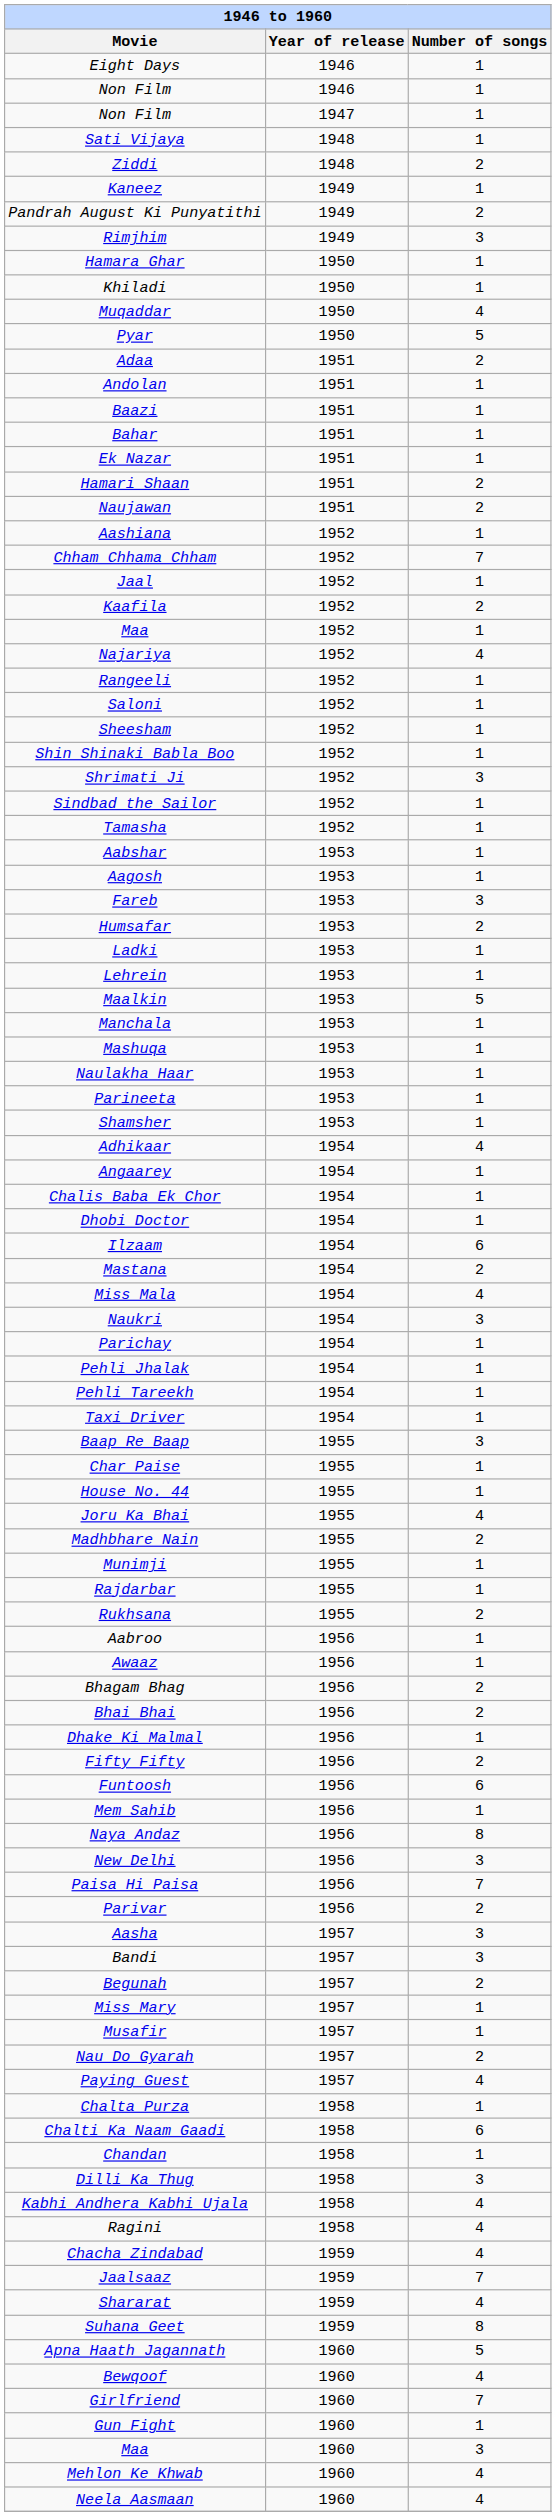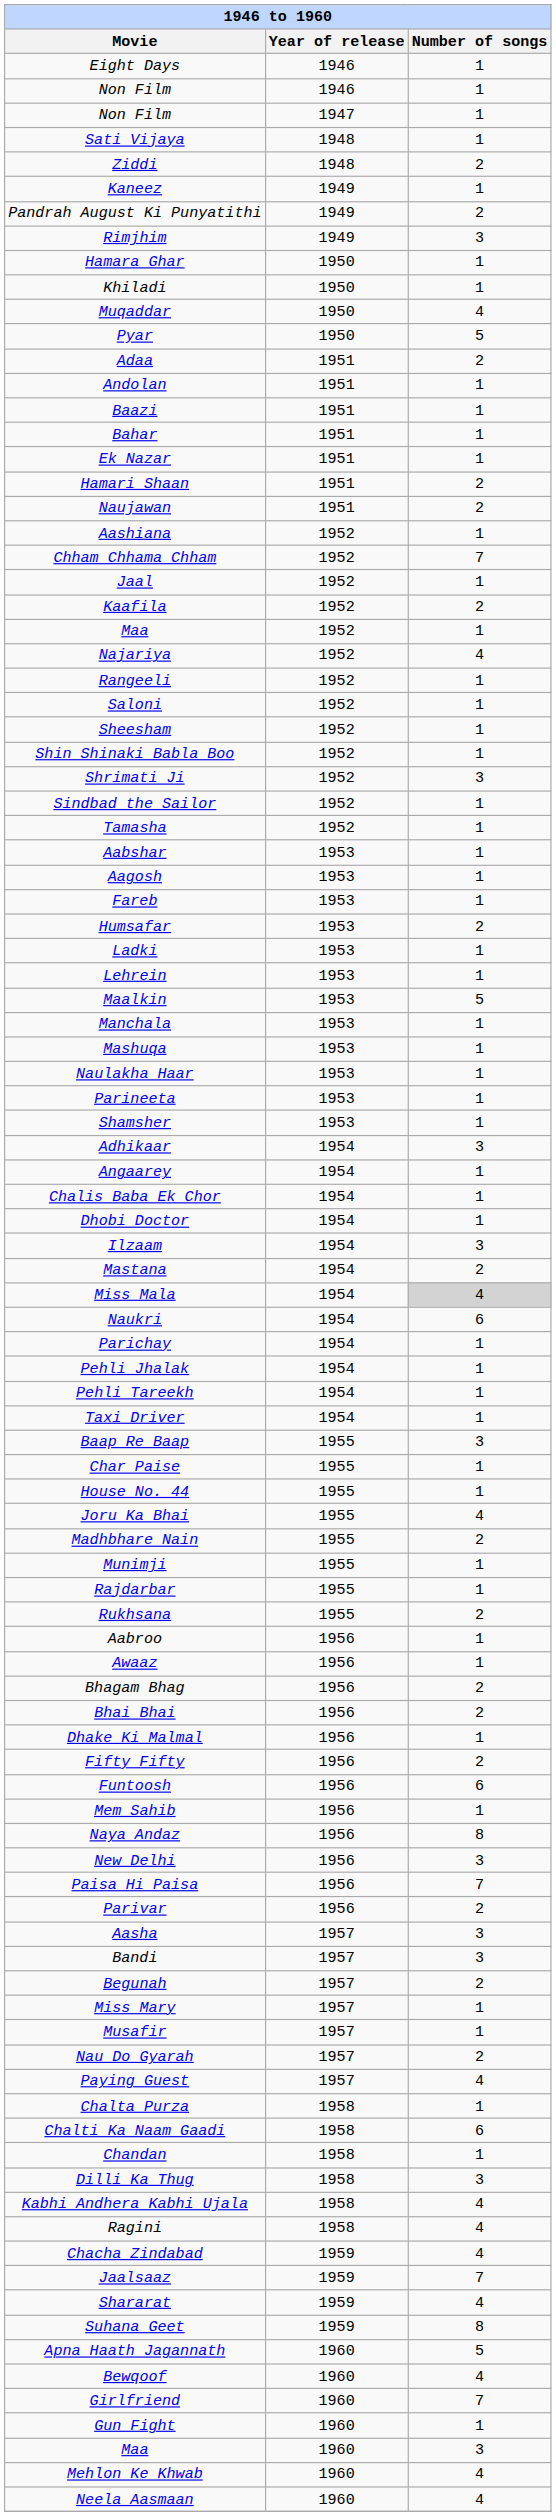(480, 902) 3 -> (480, 902) 1
(480, 1147) 4 -> (480, 1147) 3
(480, 1246) 6 -> (480, 1246) 3
(480, 1295) no background -> (480, 1295) lightgrey background
(480, 1319) 3 -> (480, 1319) 6
